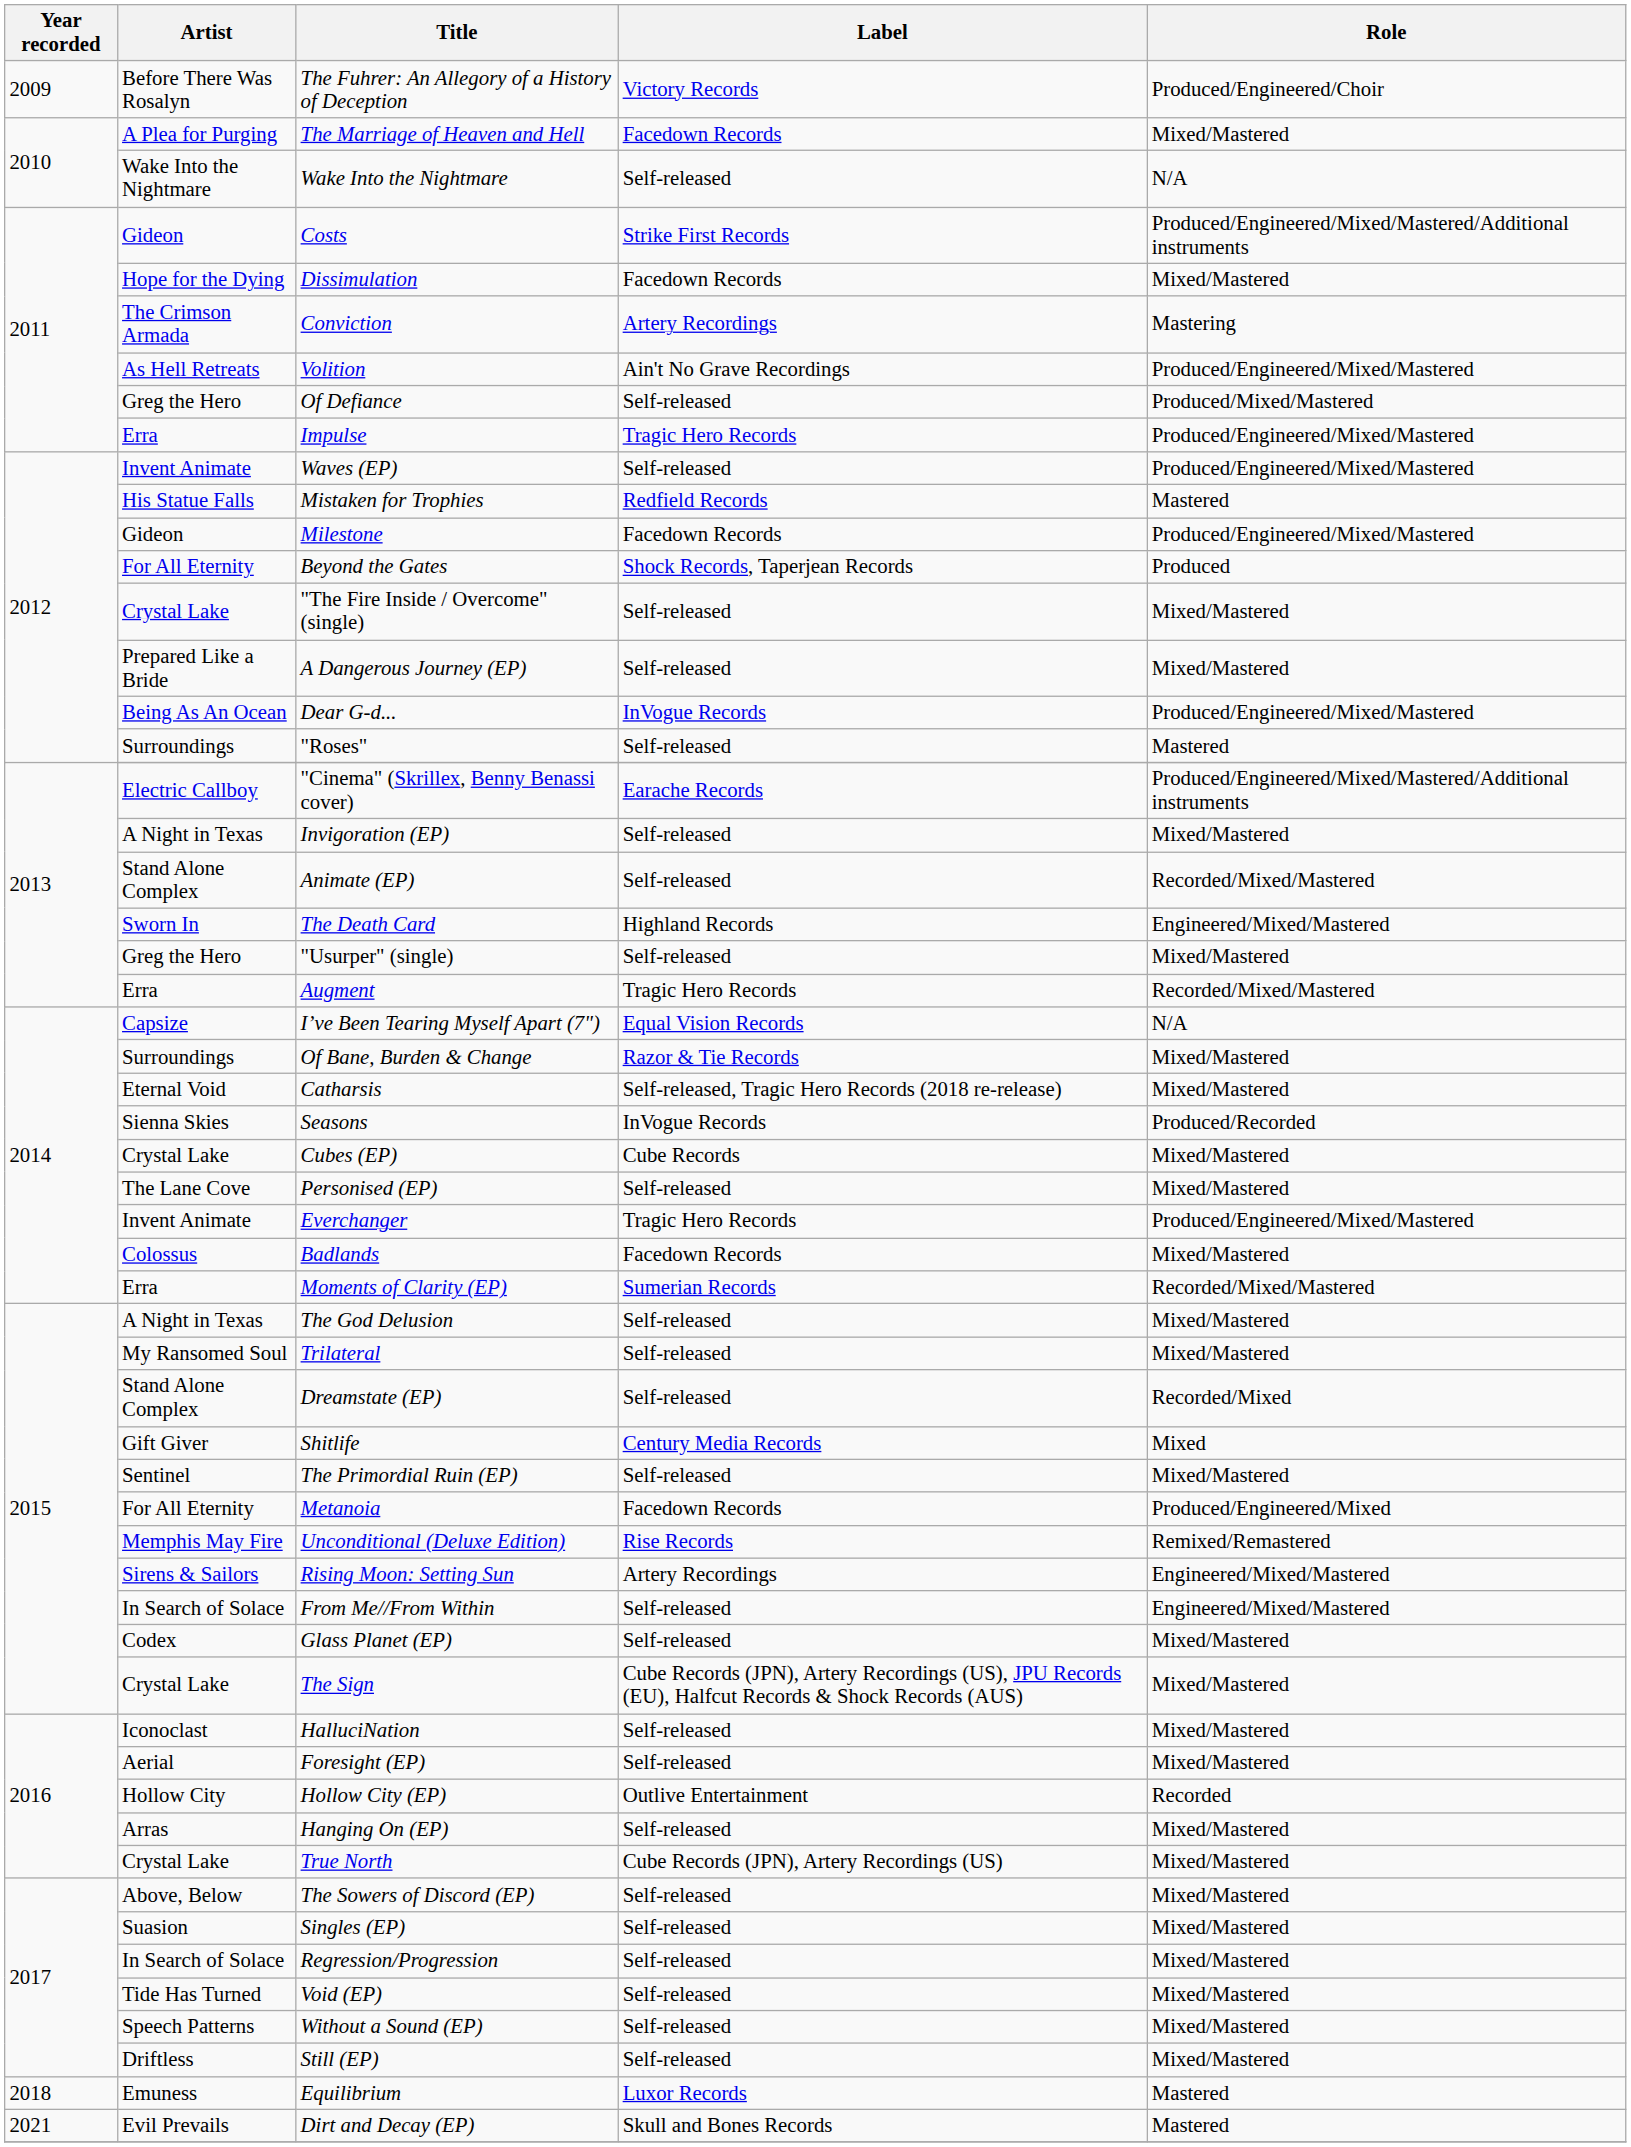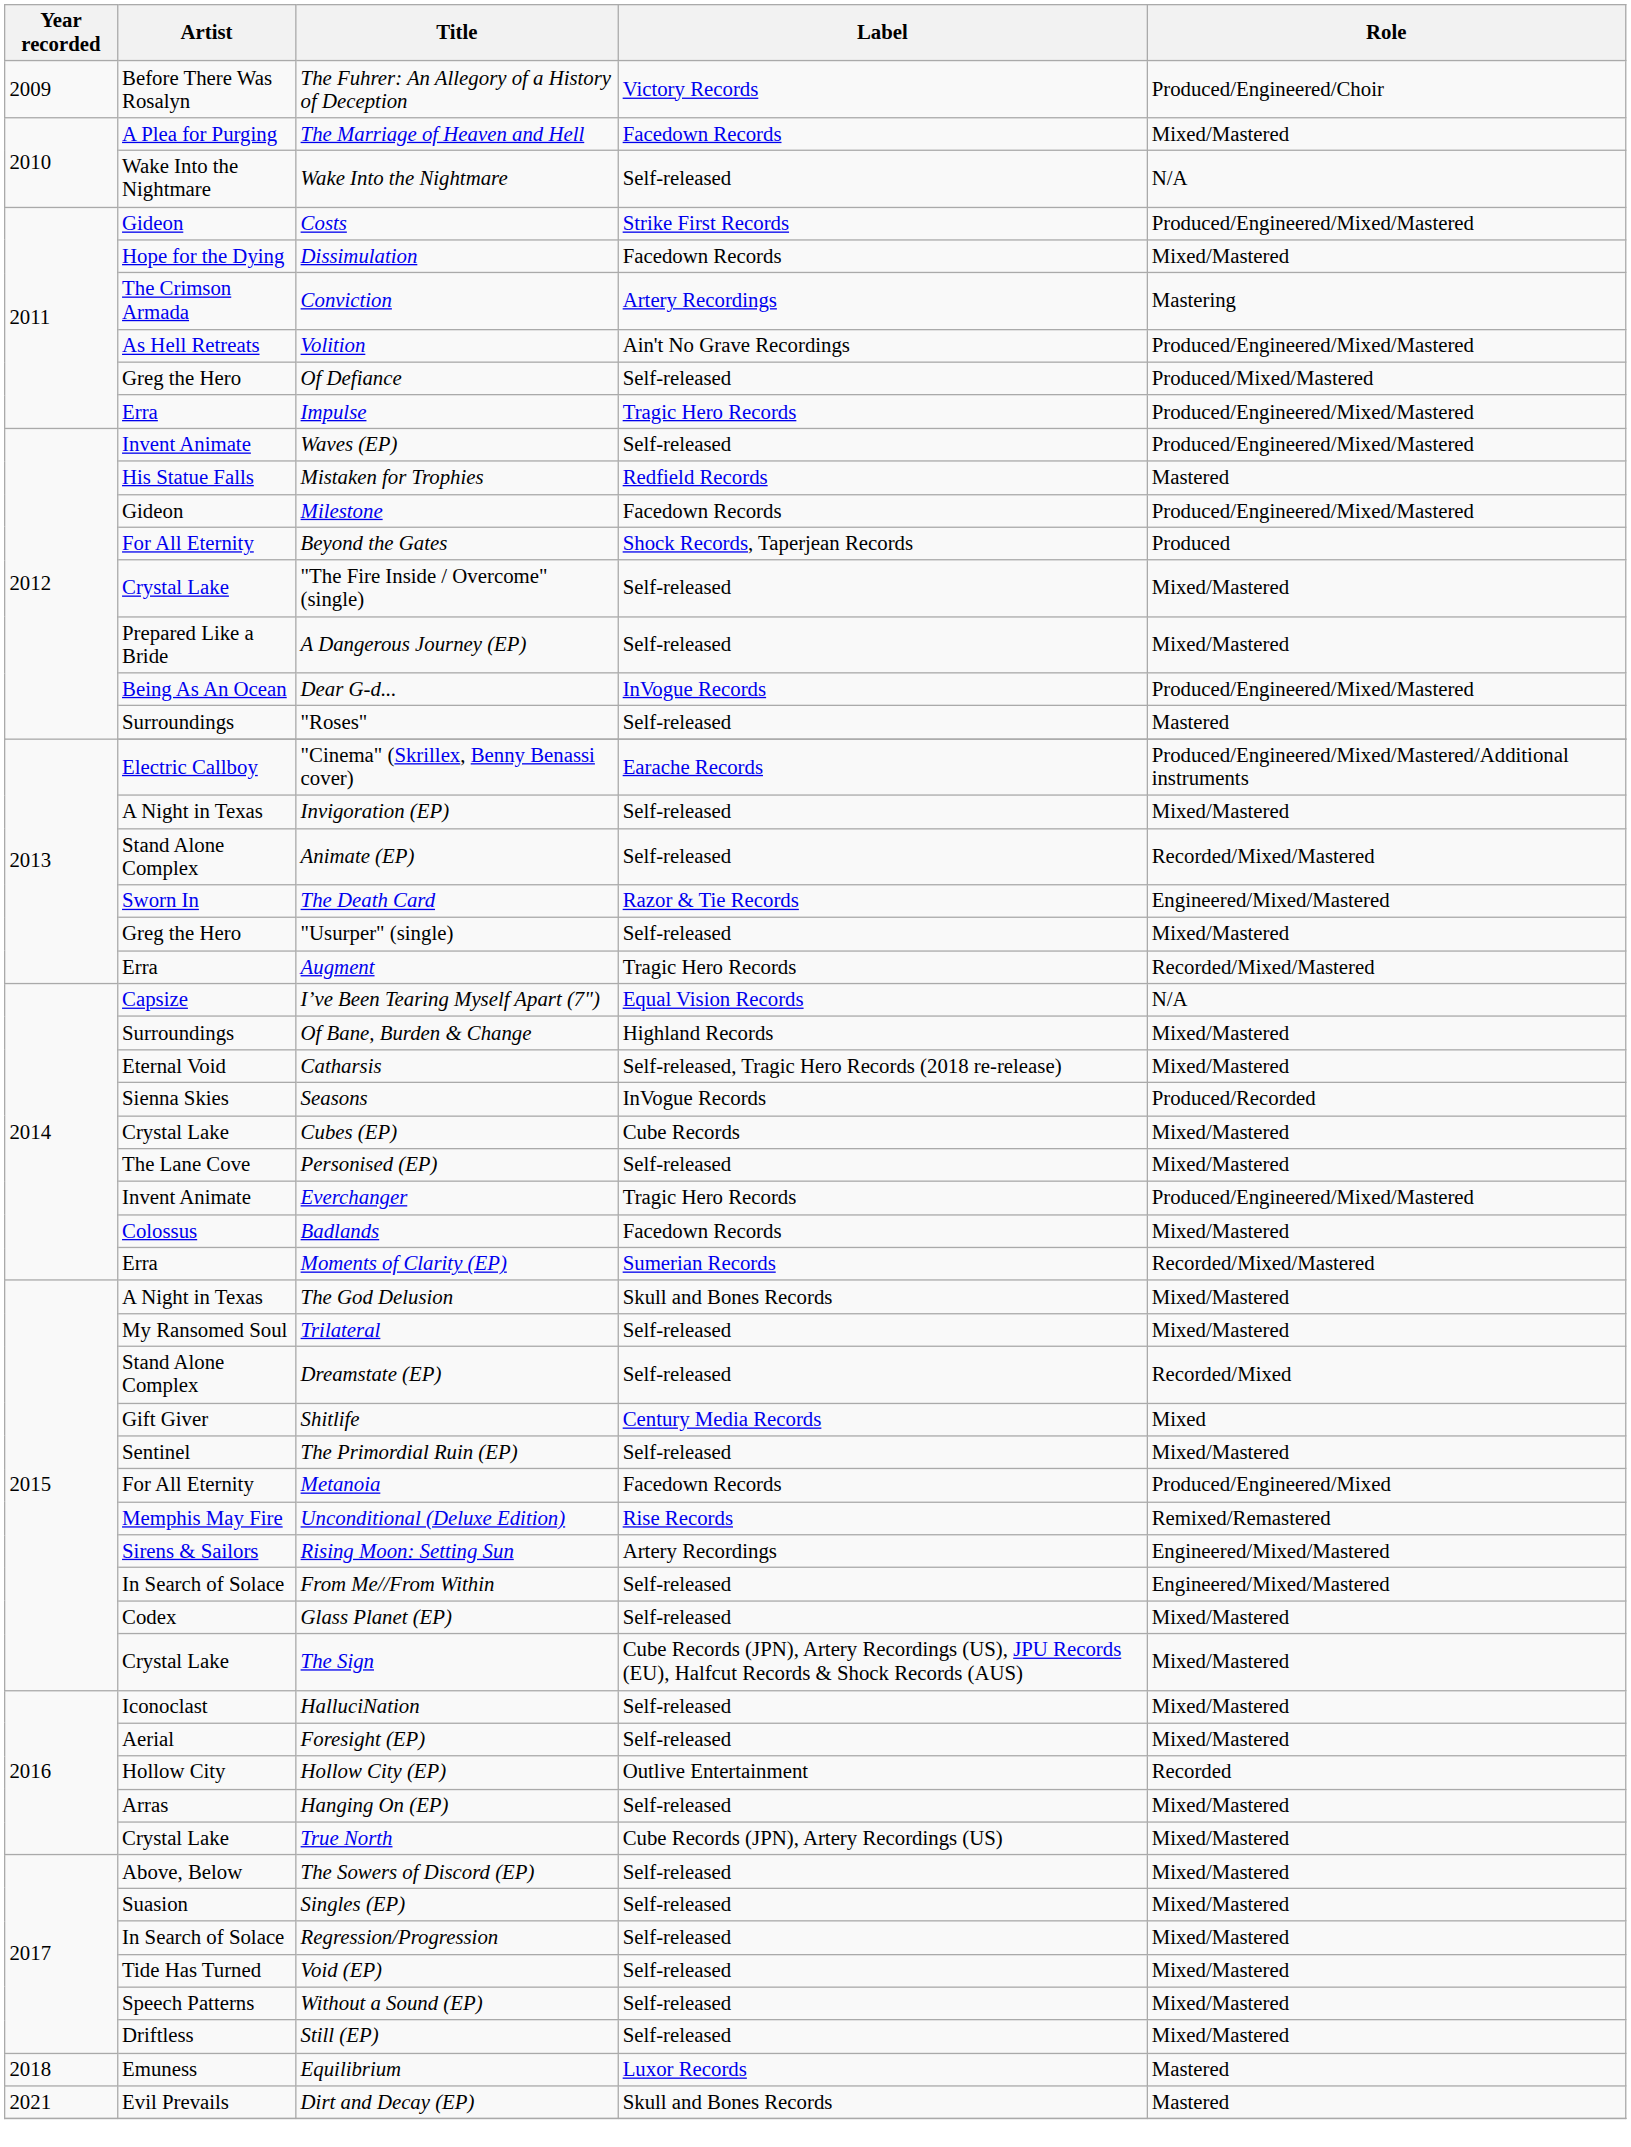(1360, 234) Produced/Engineered/Mixed/Mastered/Additional instruments -> (1313, 223) Produced/Engineered/Mixed/Mastered
(698, 924) Highland Records -> (711, 900) Razor & Tie Records
(711, 1056) Razor & Tie Records -> (698, 1032) Highland Records
(677, 1320) Self-released -> (728, 1296) Skull and Bones Records
